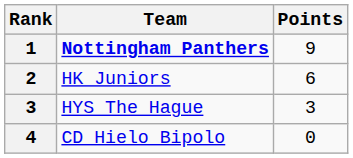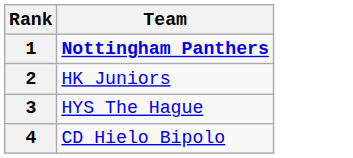- column: (310, 20)
